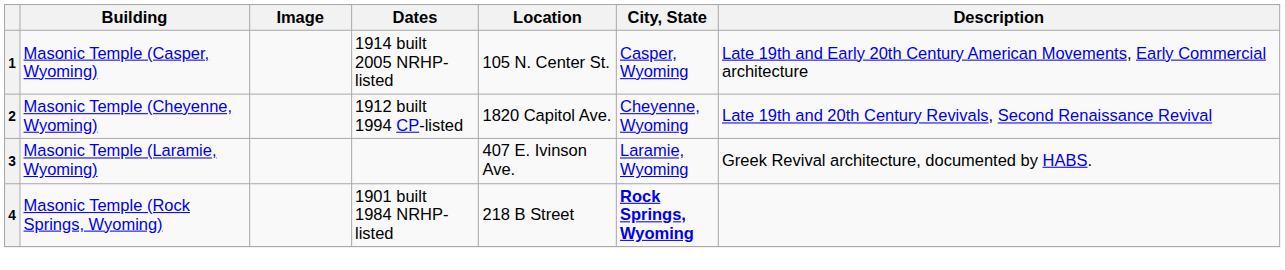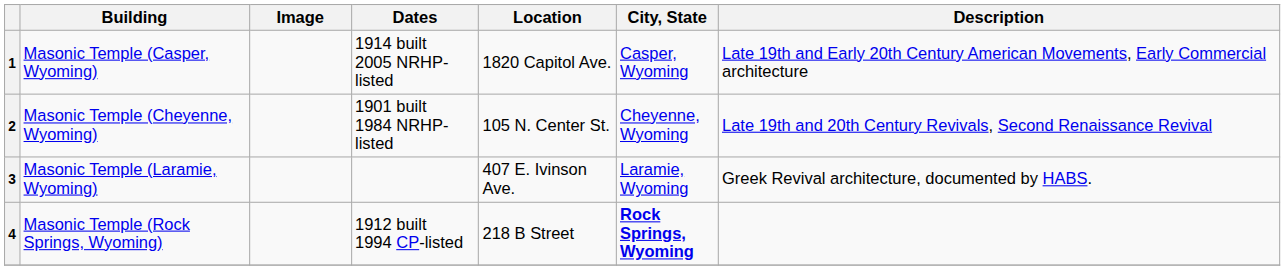(546, 62) 105 N. Center St. -> (547, 62) 1820 Capitol Ave.
(409, 116) 1912 built 1994 CP-listed -> (402, 125) 1901 built 1984 NRHP-listed
(547, 116) 1820 Capitol Ave. -> (546, 125) 105 N. Center St.
(402, 214) 1901 built 1984 NRHP-listed -> (409, 233) 1912 built 1994 CP-listed
